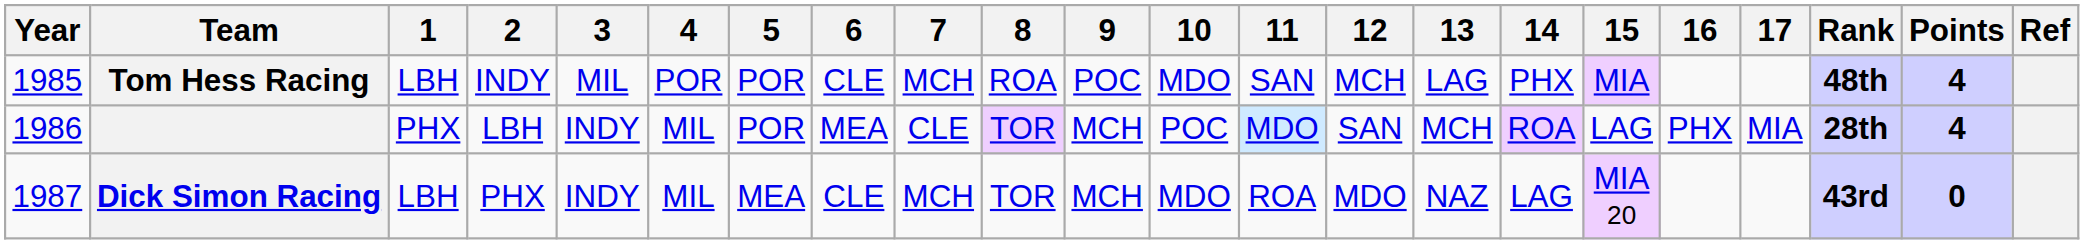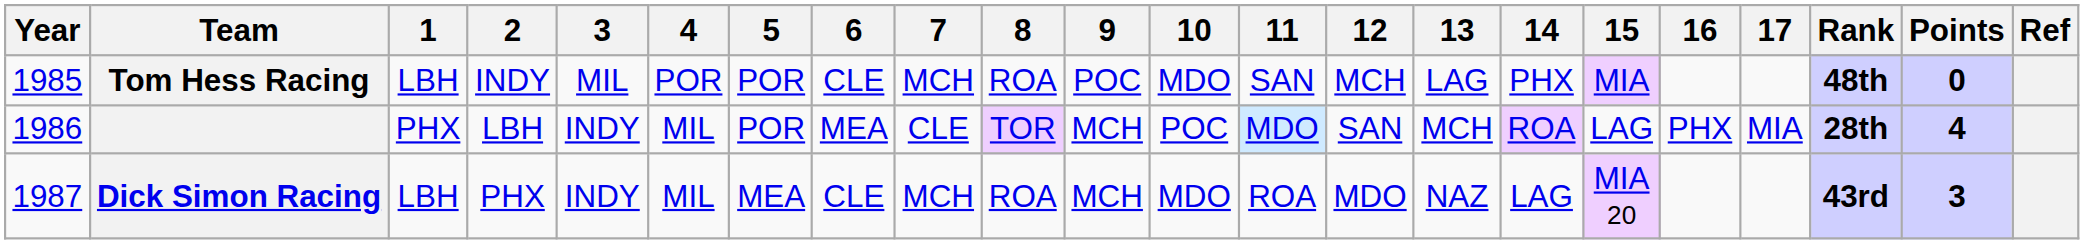(1957, 80) 4 -> (1957, 80) 0
(1023, 197) TOR -> (1023, 197) ROA
(1957, 197) 0 -> (1957, 197) 3
